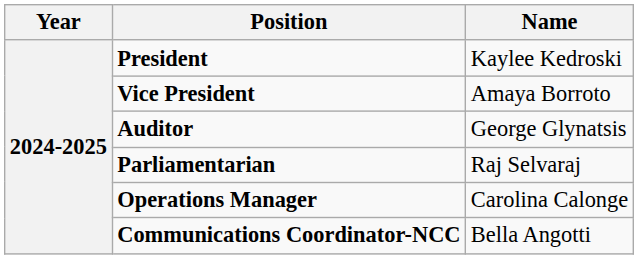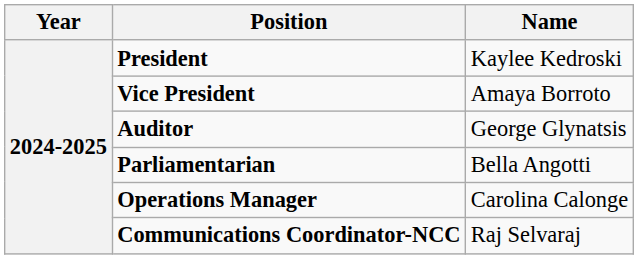(526, 164) Raj Selvaraj -> (531, 164) Bella Angotti
(531, 235) Bella Angotti -> (526, 235) Raj Selvaraj
